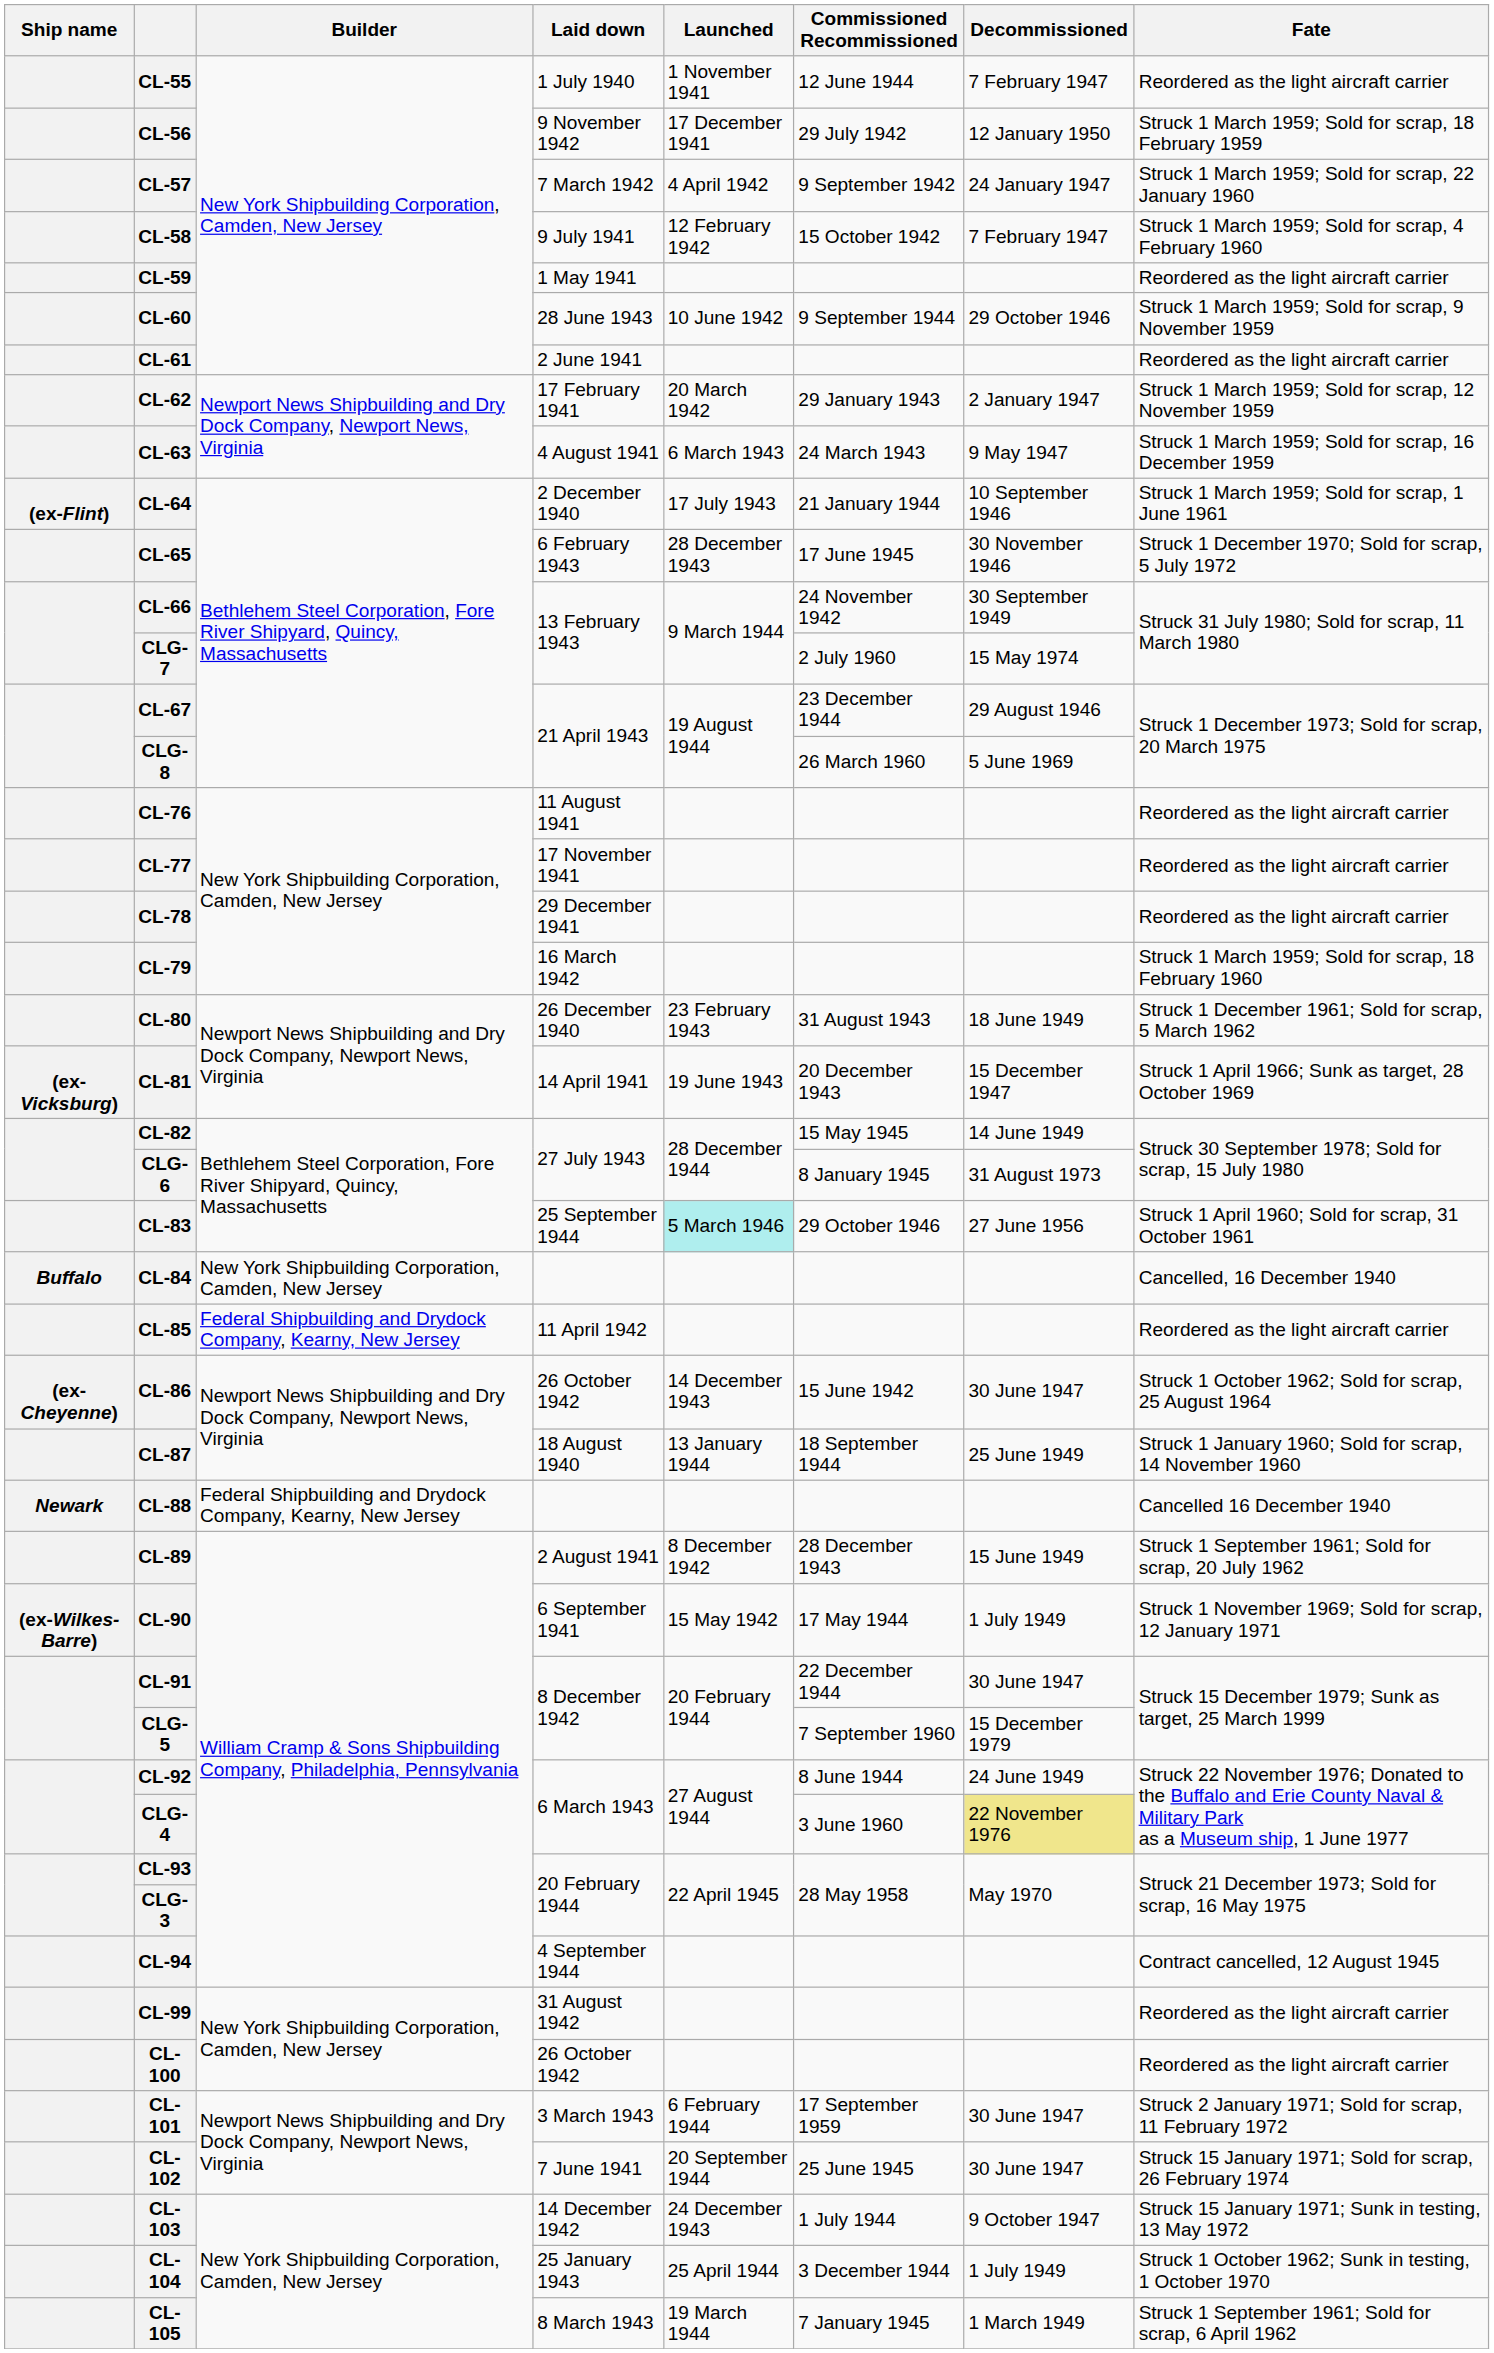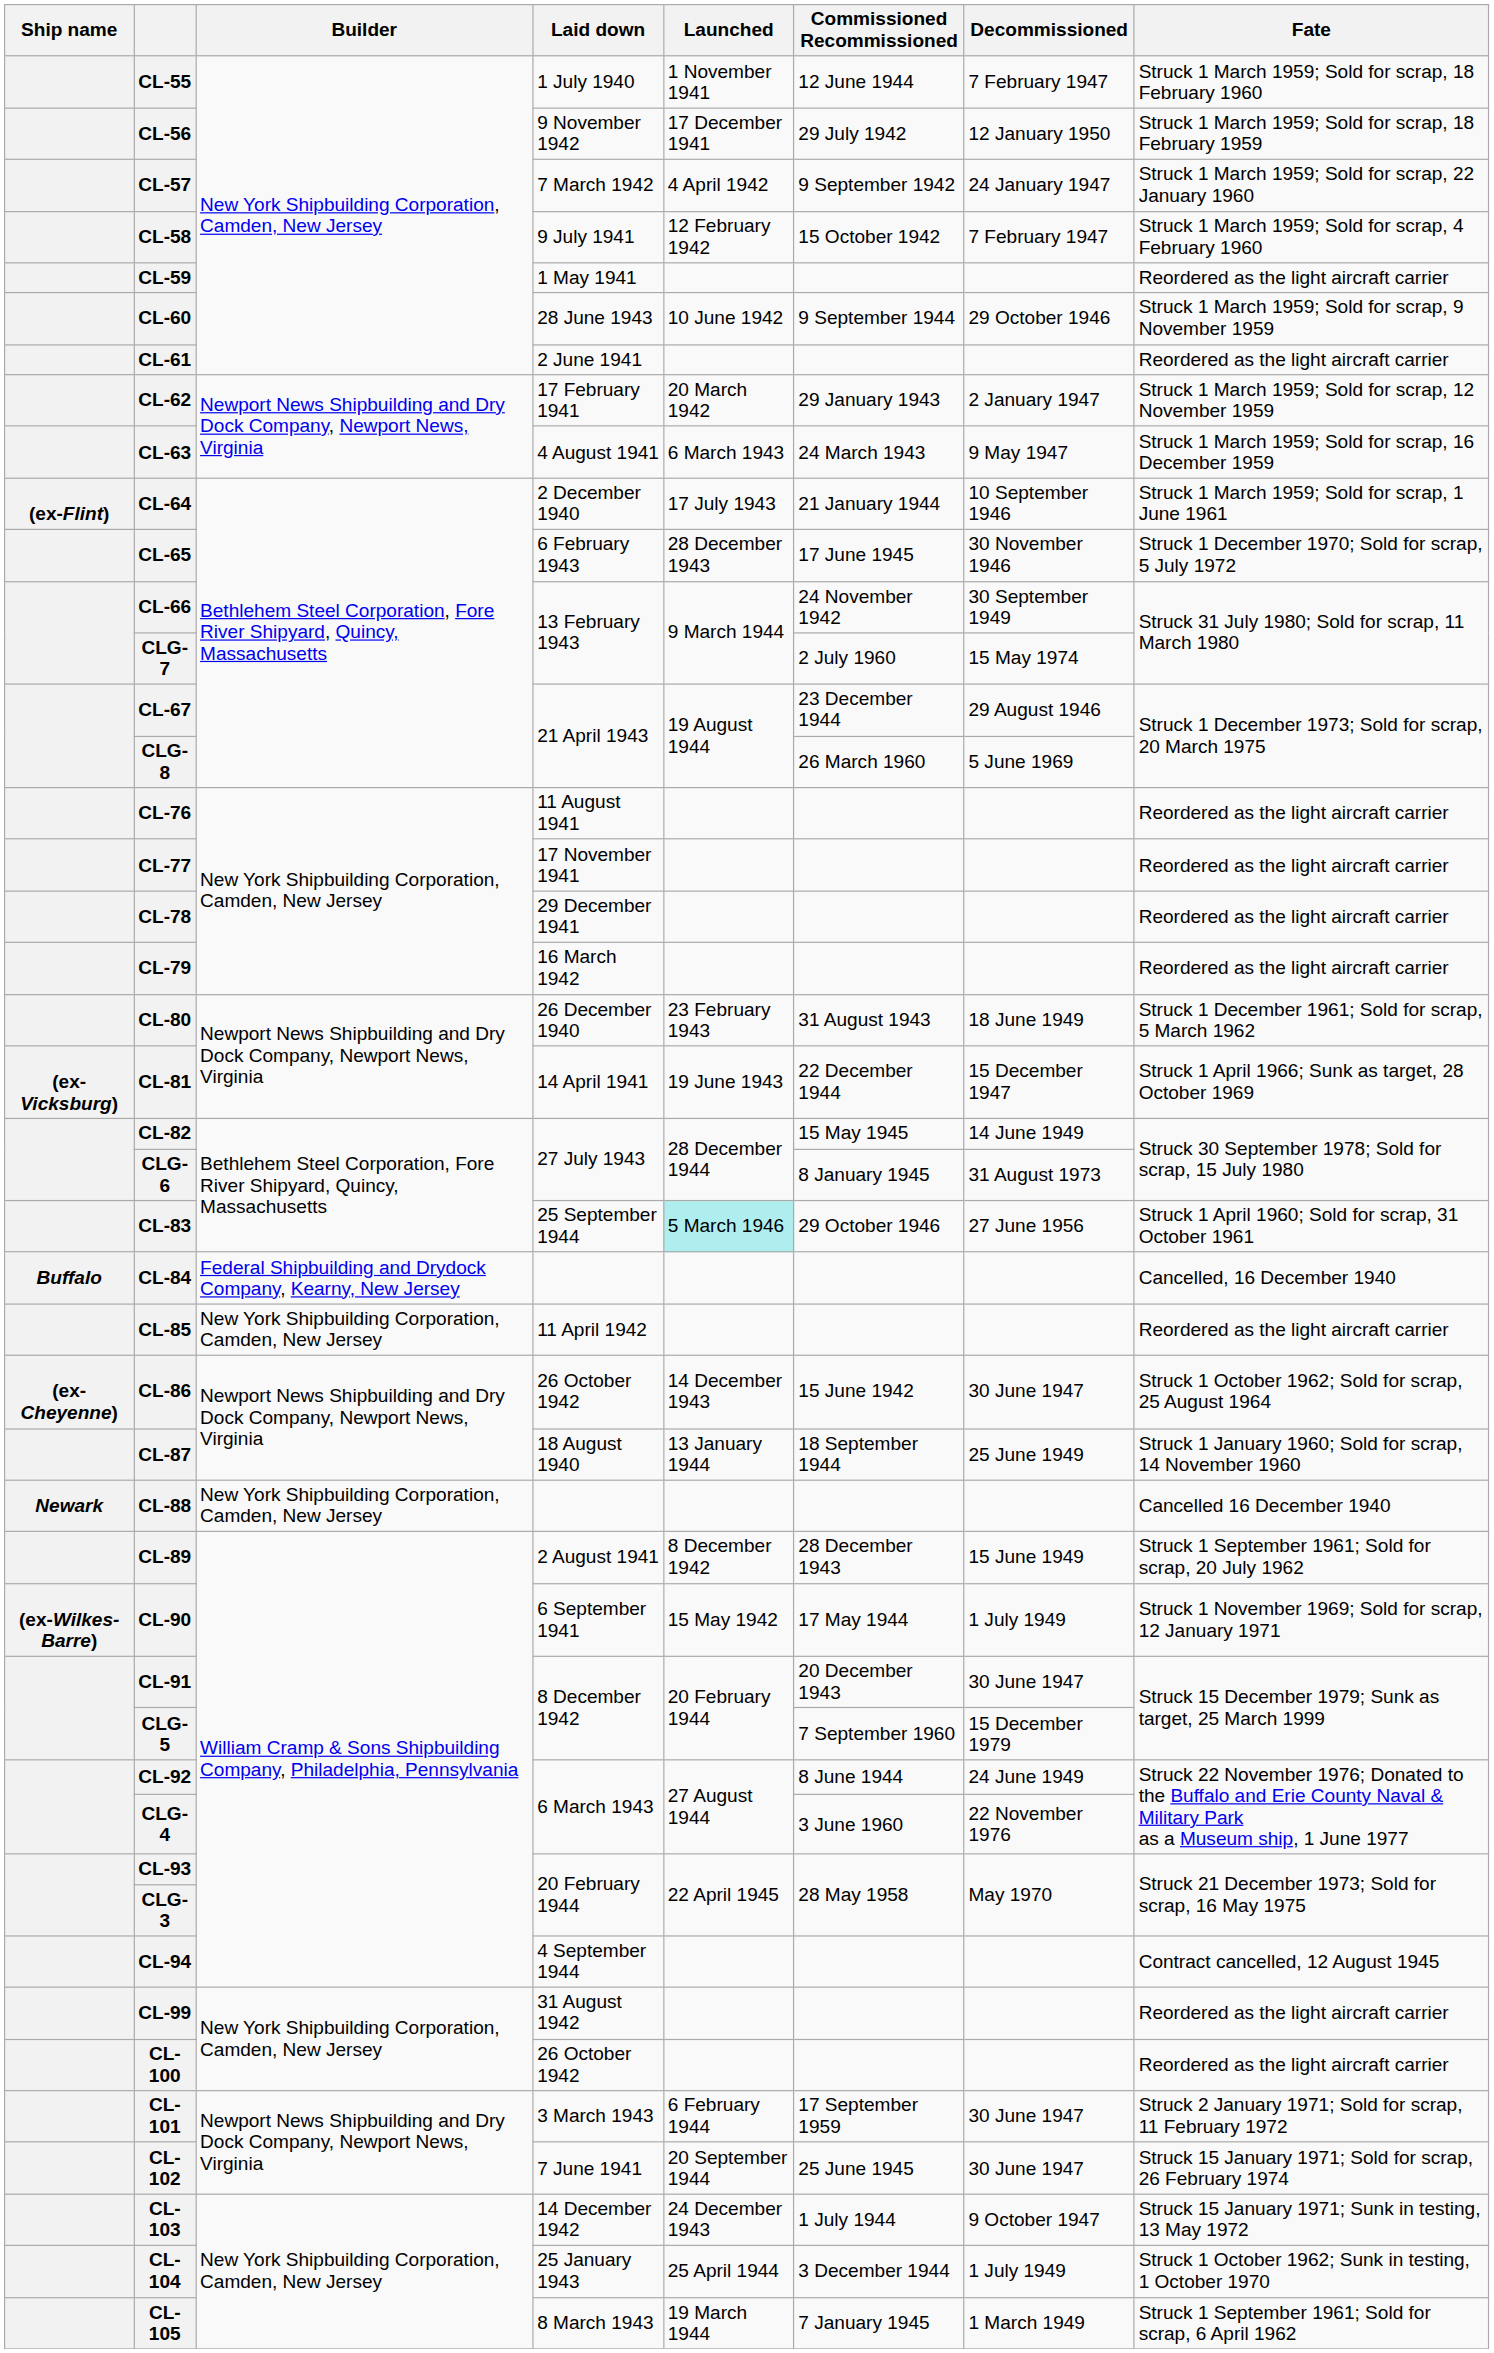(1294, 81) Reordered as the light aircraft carrier -> (1306, 81) Struck 1 March 1959; Sold for scrap, 18 February 1960
(1306, 968) Struck 1 March 1959; Sold for scrap, 18 February 1960 -> (1294, 968) Reordered as the light aircraft carrier
(856, 1082) 20 December 1943 -> (856, 1082) 22 December 1944
(350, 1277) New York Shipbuilding Corporation, Camden, New Jersey -> (343, 1277) Federal Shipbuilding and Drydock Company, Kearny, New Jersey
(343, 1329) Federal Shipbuilding and Drydock Company, Kearny, New Jersey -> (350, 1329) New York Shipbuilding Corporation, Camden, New Jersey
(343, 1505) Federal Shipbuilding and Drydock Company, Kearny, New Jersey -> (350, 1505) New York Shipbuilding Corporation, Camden, New Jersey
(856, 1682) 22 December 1944 -> (856, 1682) 20 December 1943
(1026, 1824) khaki background -> (1026, 1824) no background
